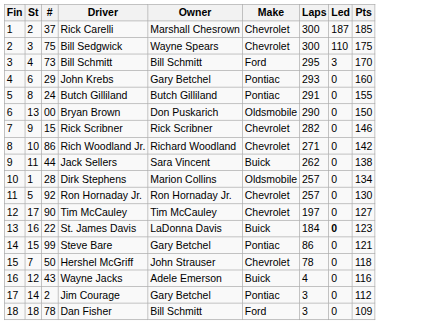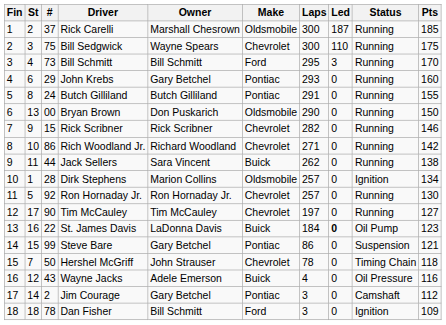+ column: (386, 13)
(267, 29) Chevrolet -> (271, 29) Oldsmobile
